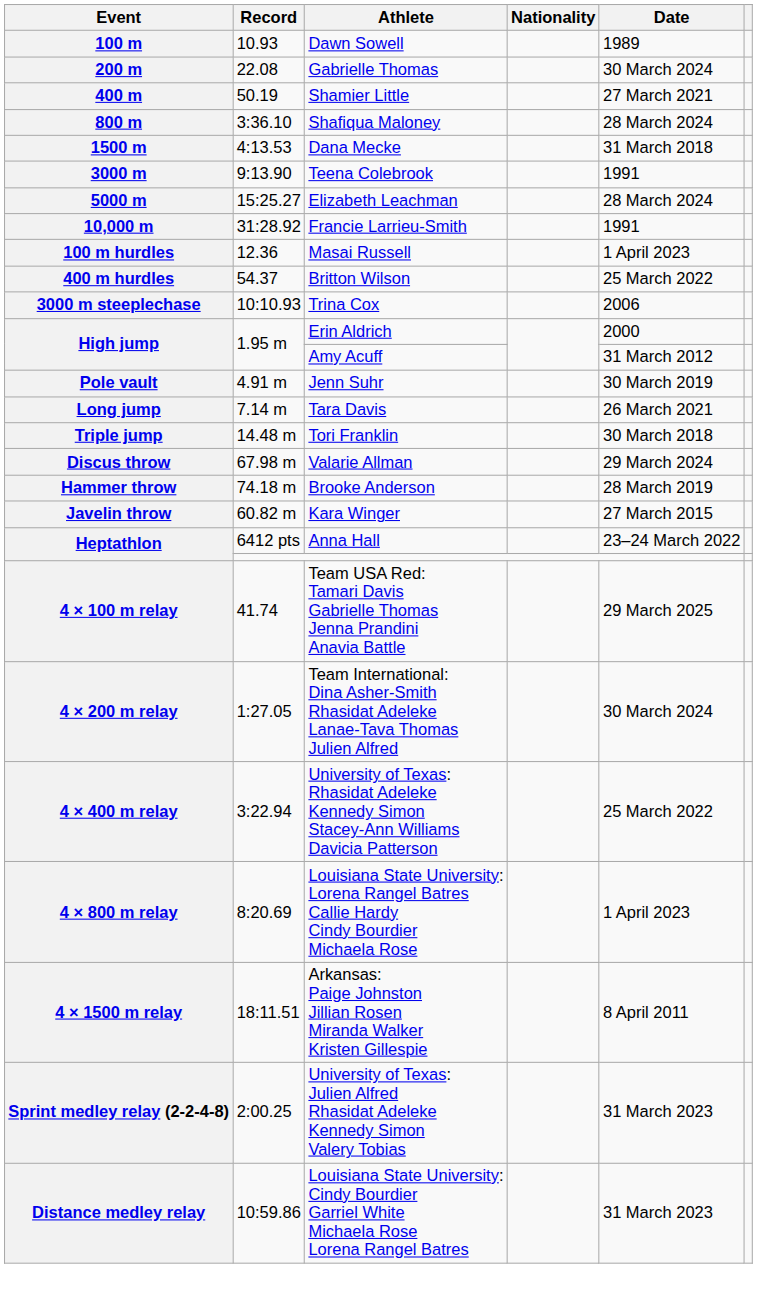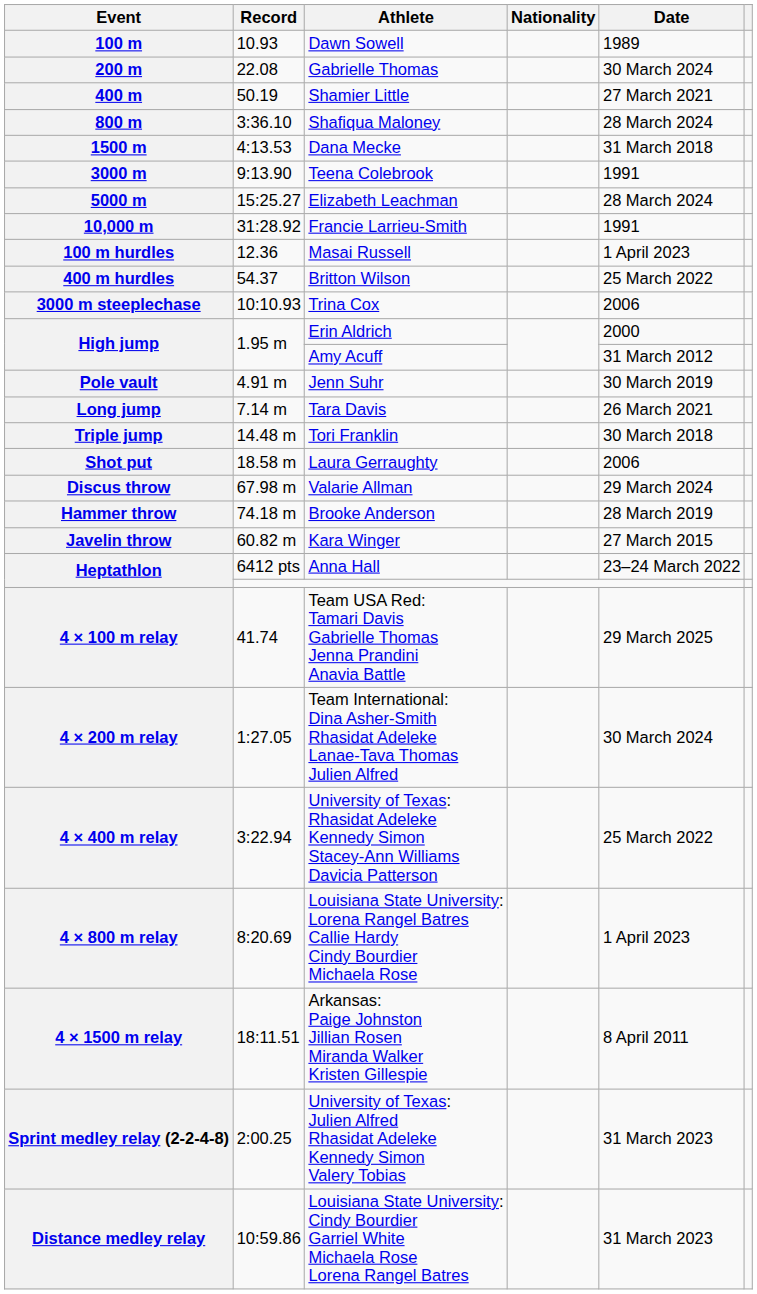+ row: (119, 461)
